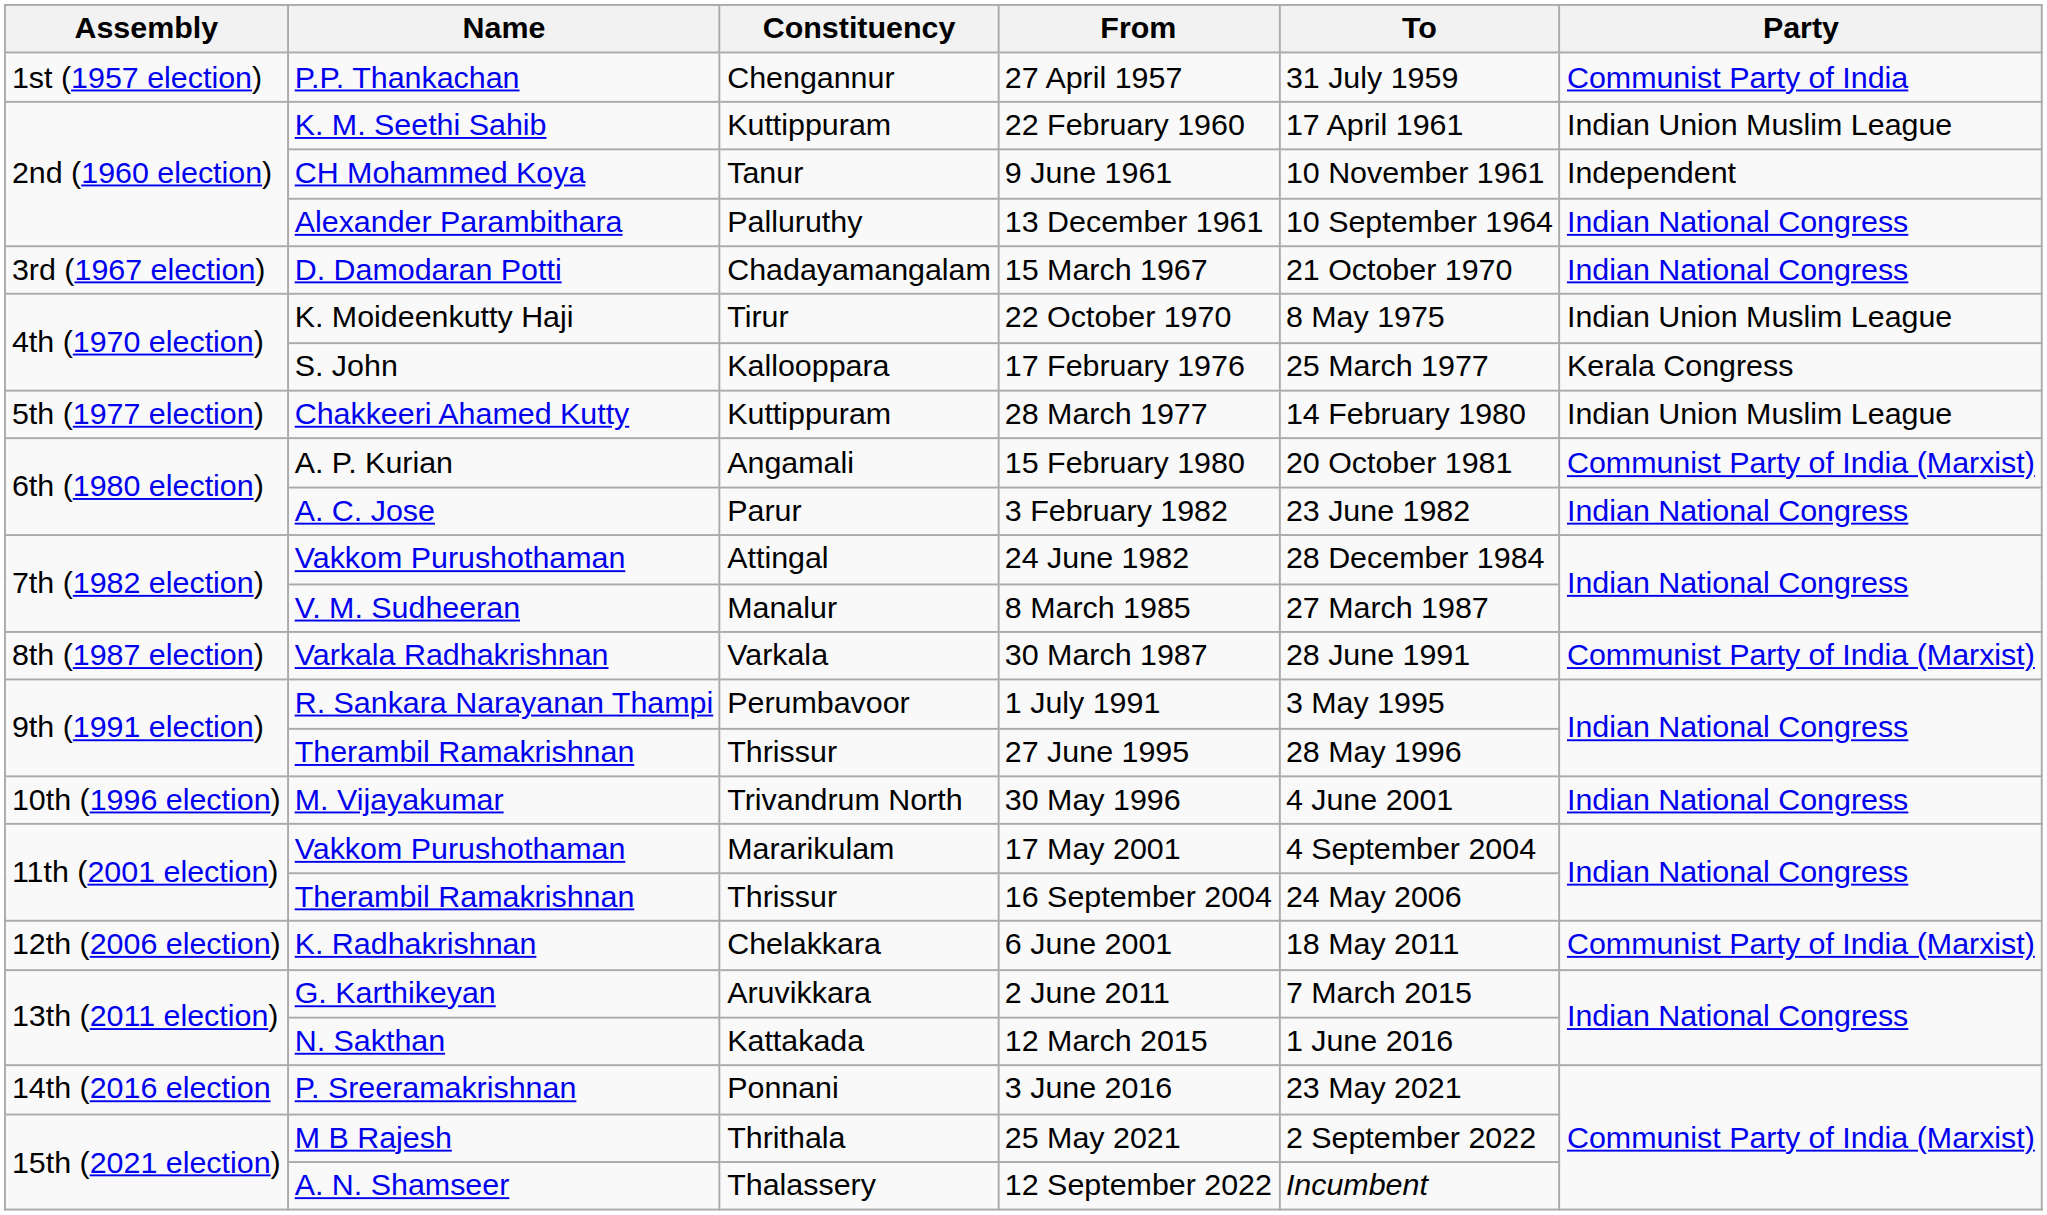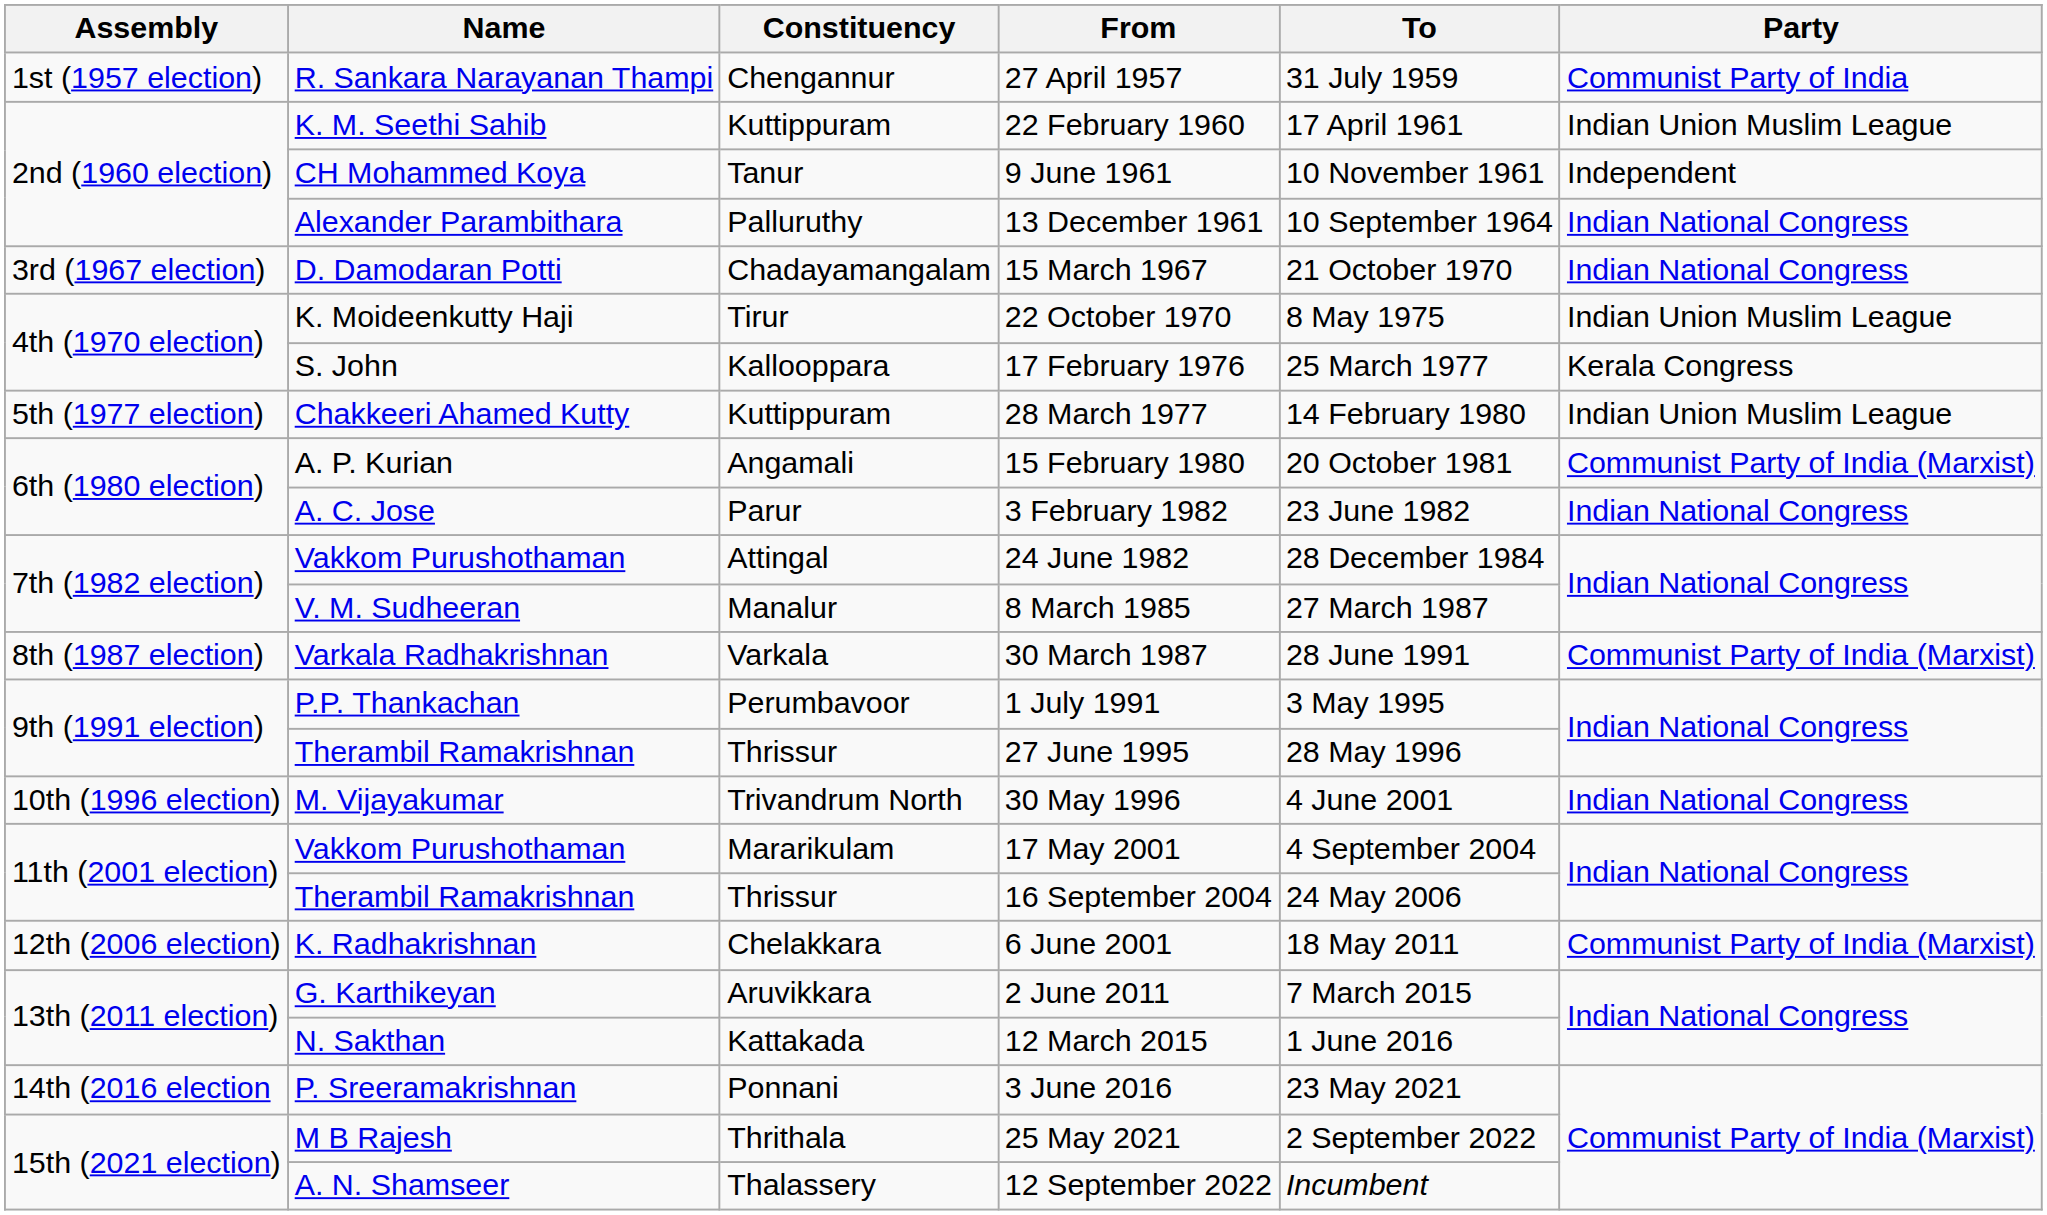(407, 76) P.P. Thankachan -> (504, 76) R. Sankara Narayanan Thampi
(504, 703) R. Sankara Narayanan Thampi -> (407, 703) P.P. Thankachan
